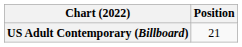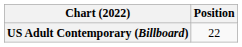(214, 32) 21 -> (214, 32) 22
